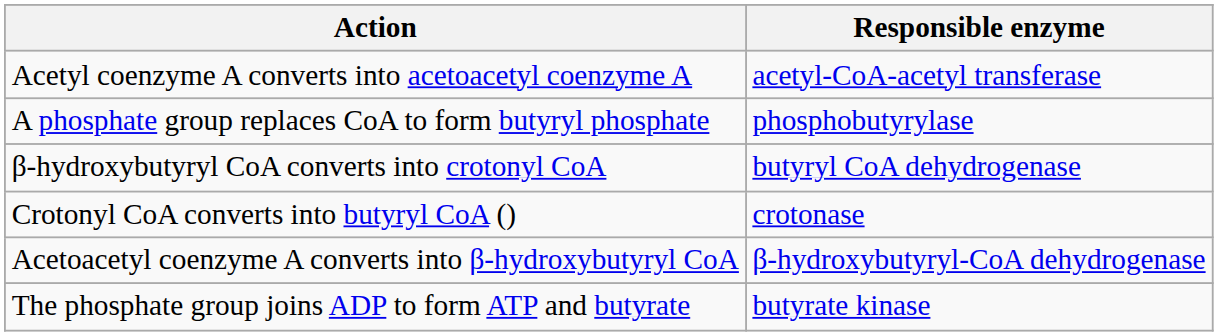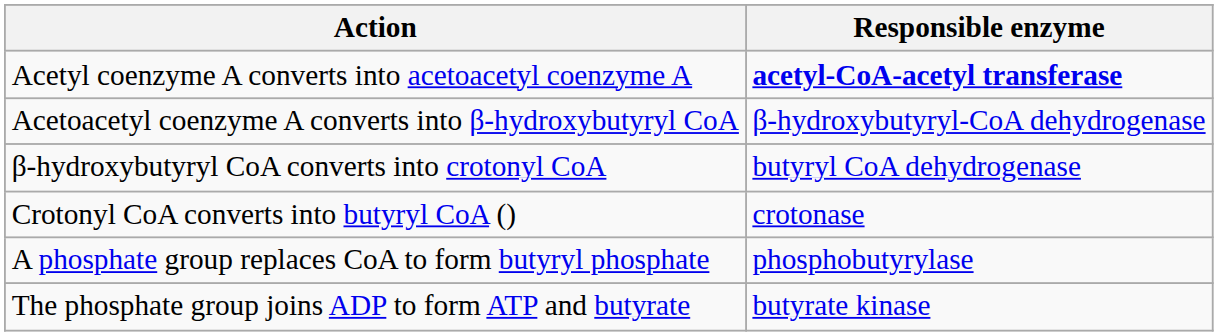(927, 74) normal -> (937, 74) bold
rows swapped: (375, 259) <-> (361, 120)
